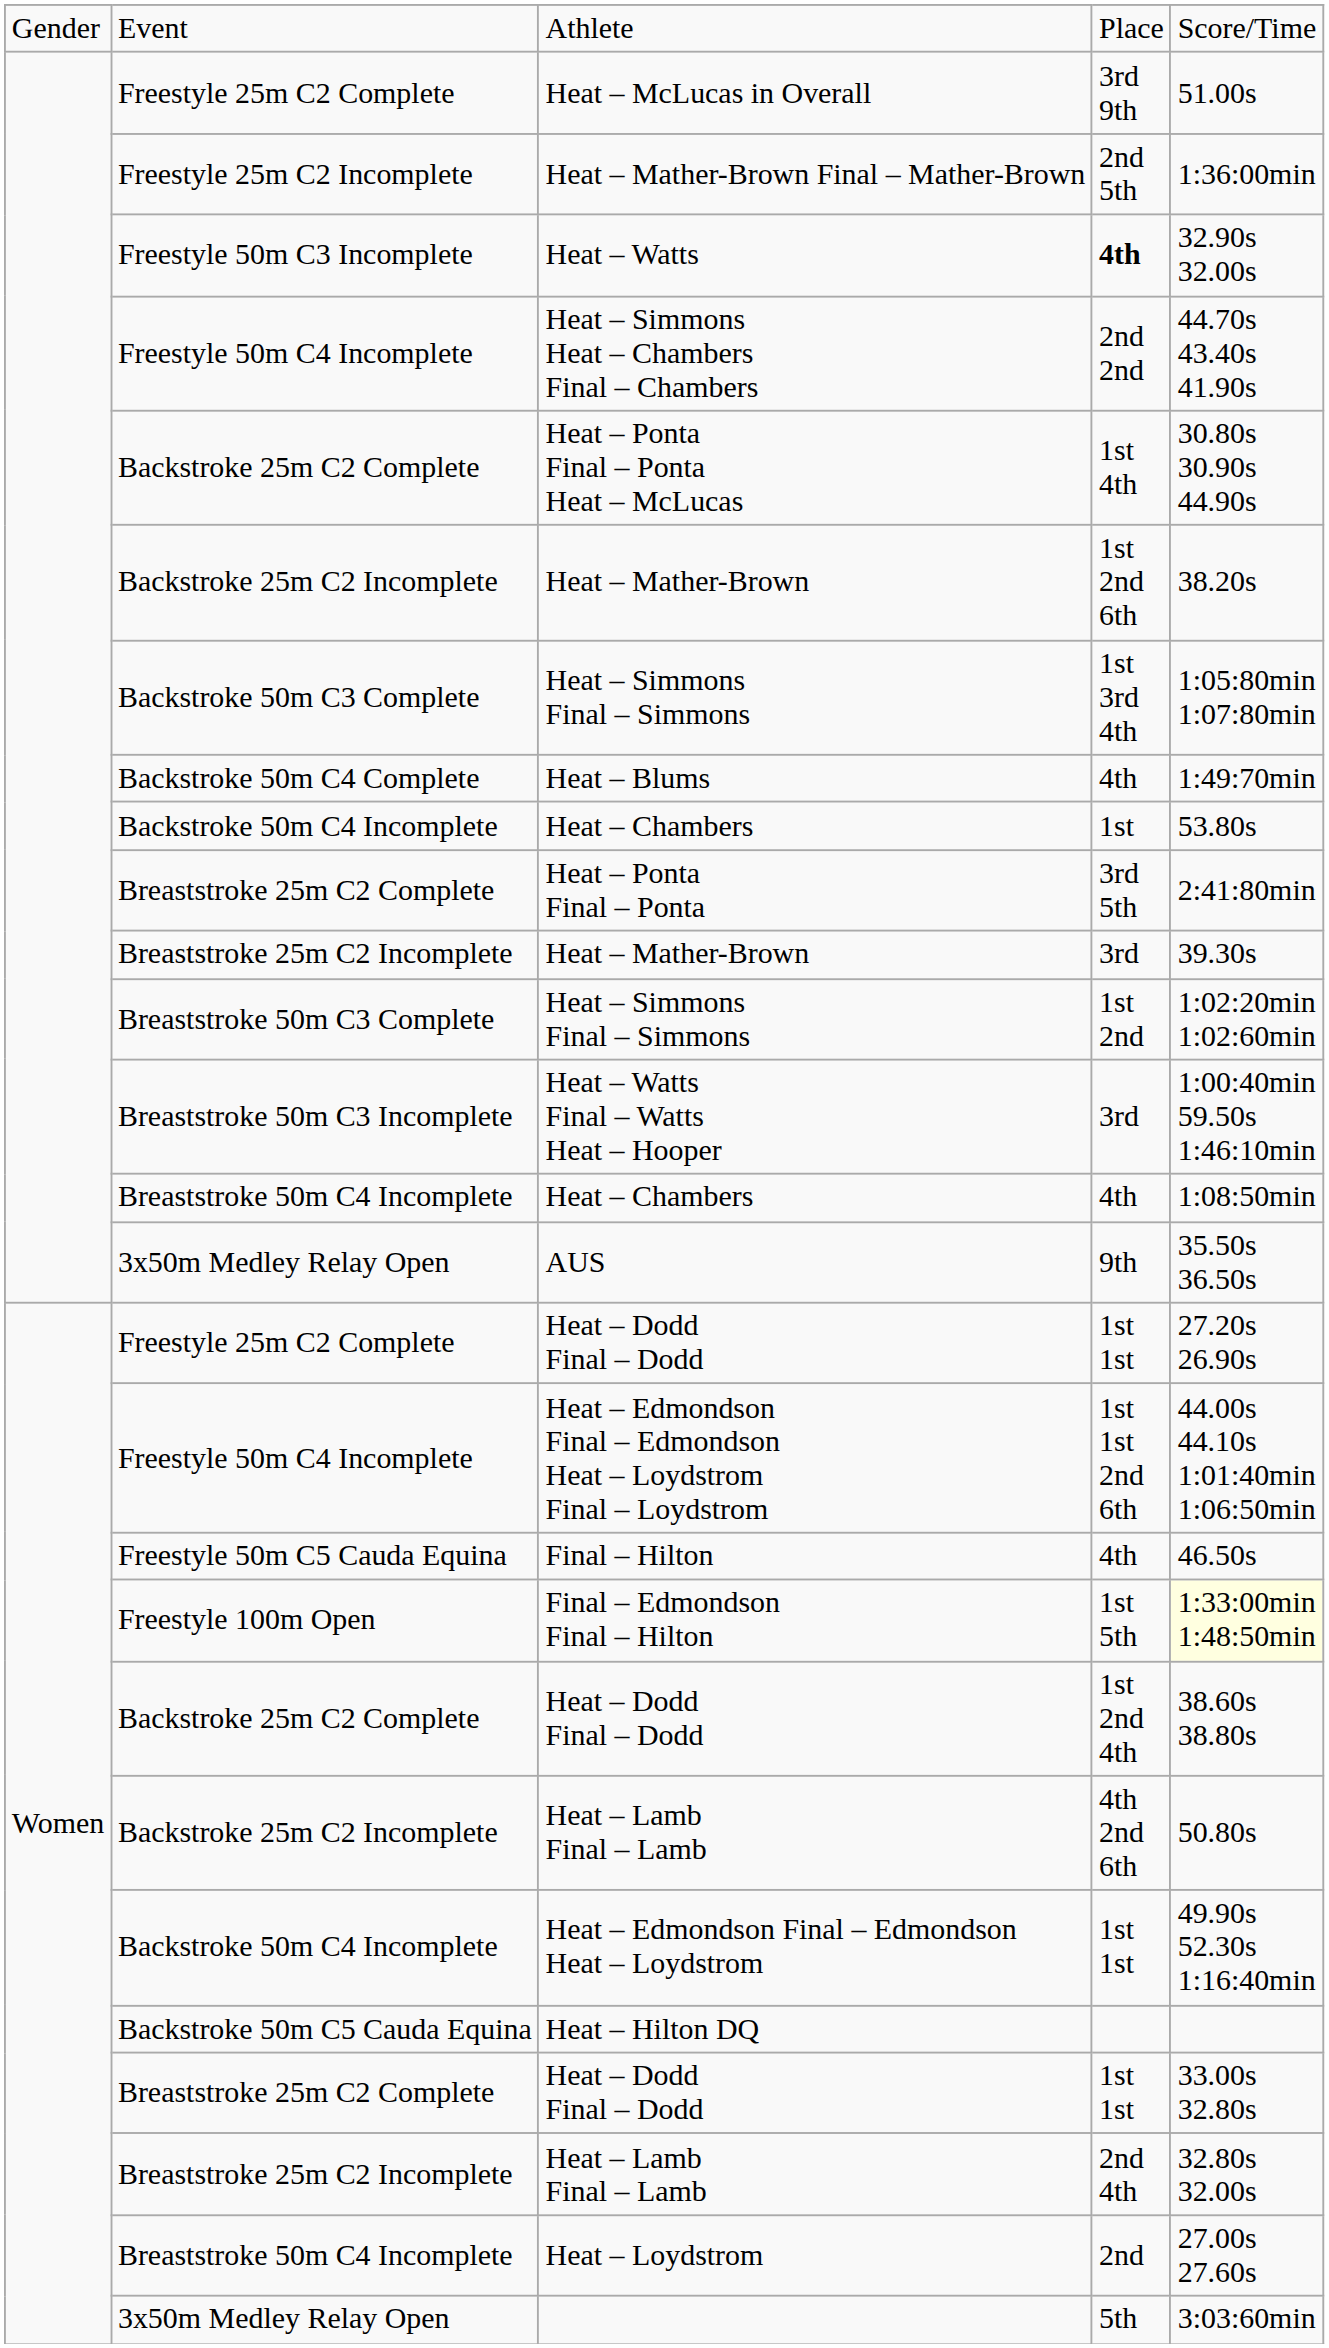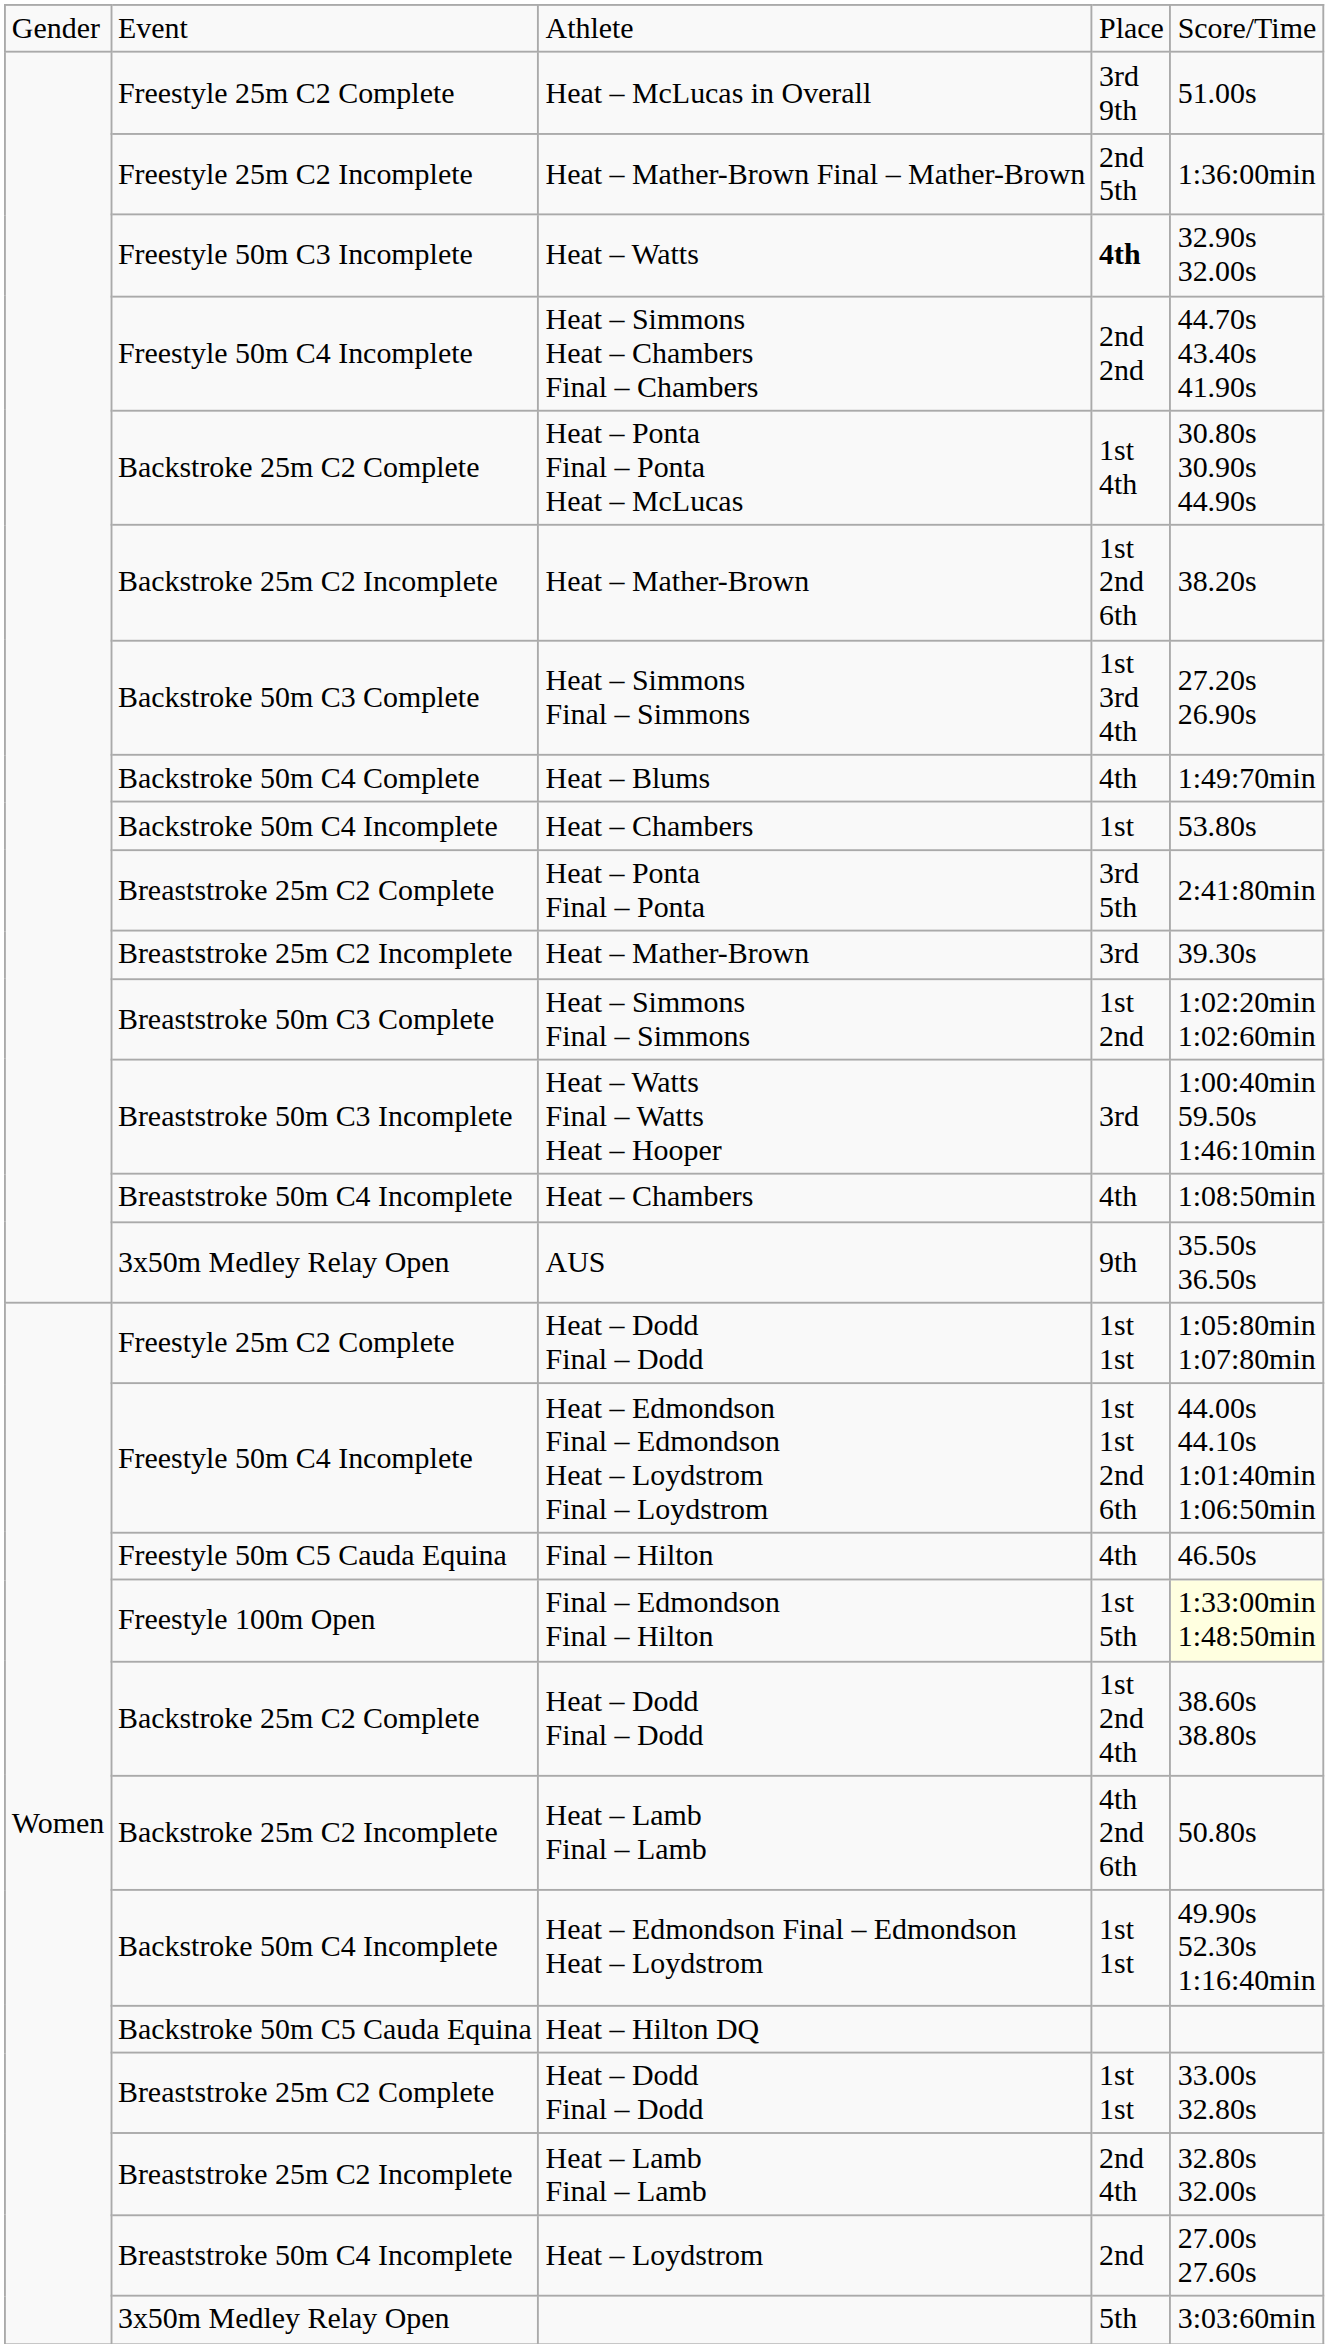(1247, 696) 1:05:80min 1:07:80min -> (1217, 696) 27.20s 26.90s
(1217, 1342) 27.20s 26.90s -> (1247, 1342) 1:05:80min 1:07:80min
